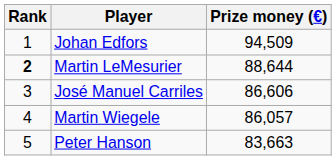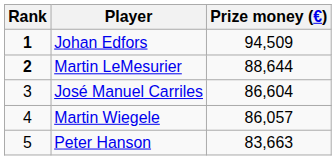(28, 42) normal -> (28, 42) bold
(269, 92) 86,606 -> (269, 92) 86,604
